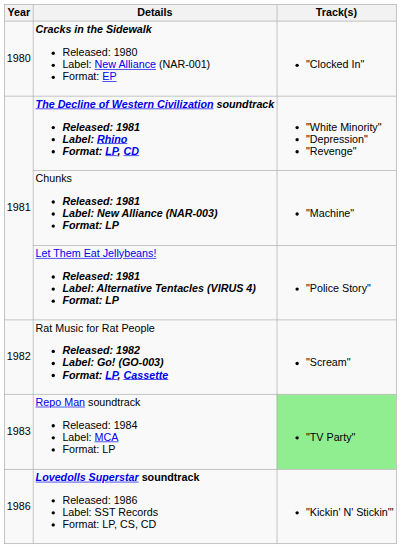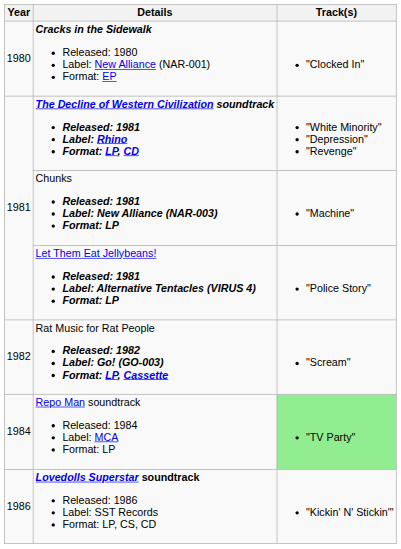(19, 431) 1983 -> (19, 431) 1984
